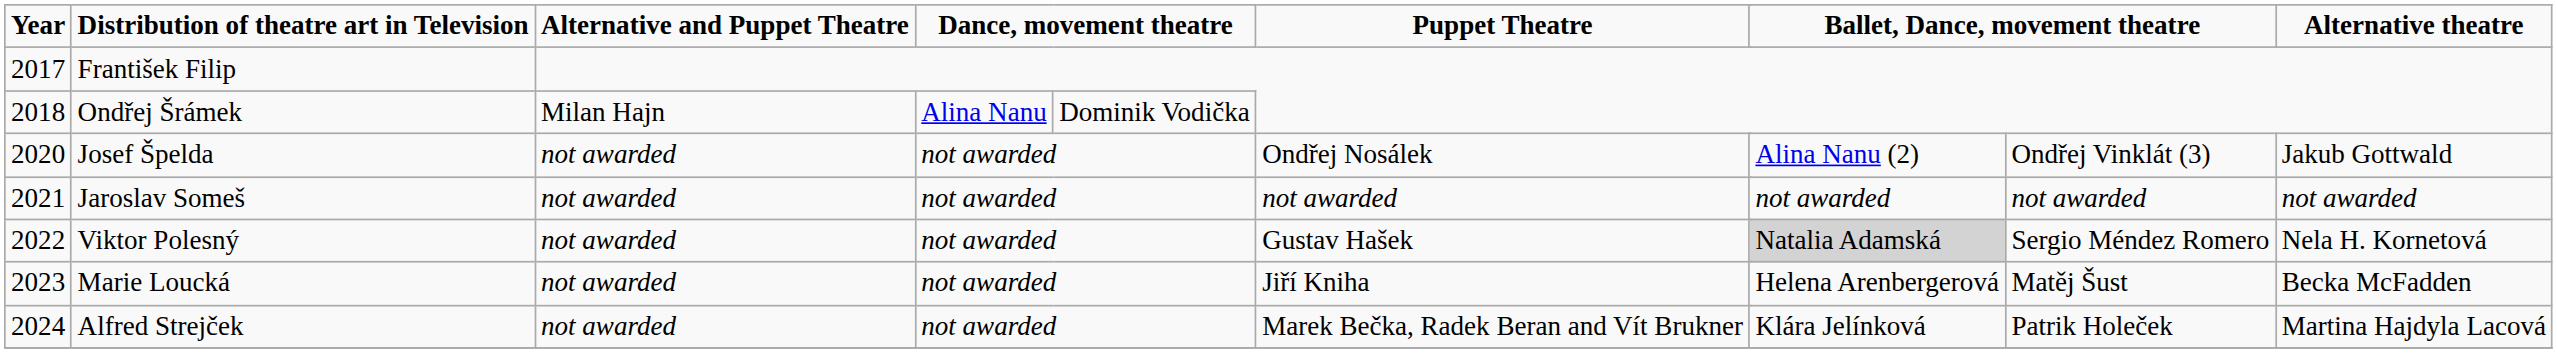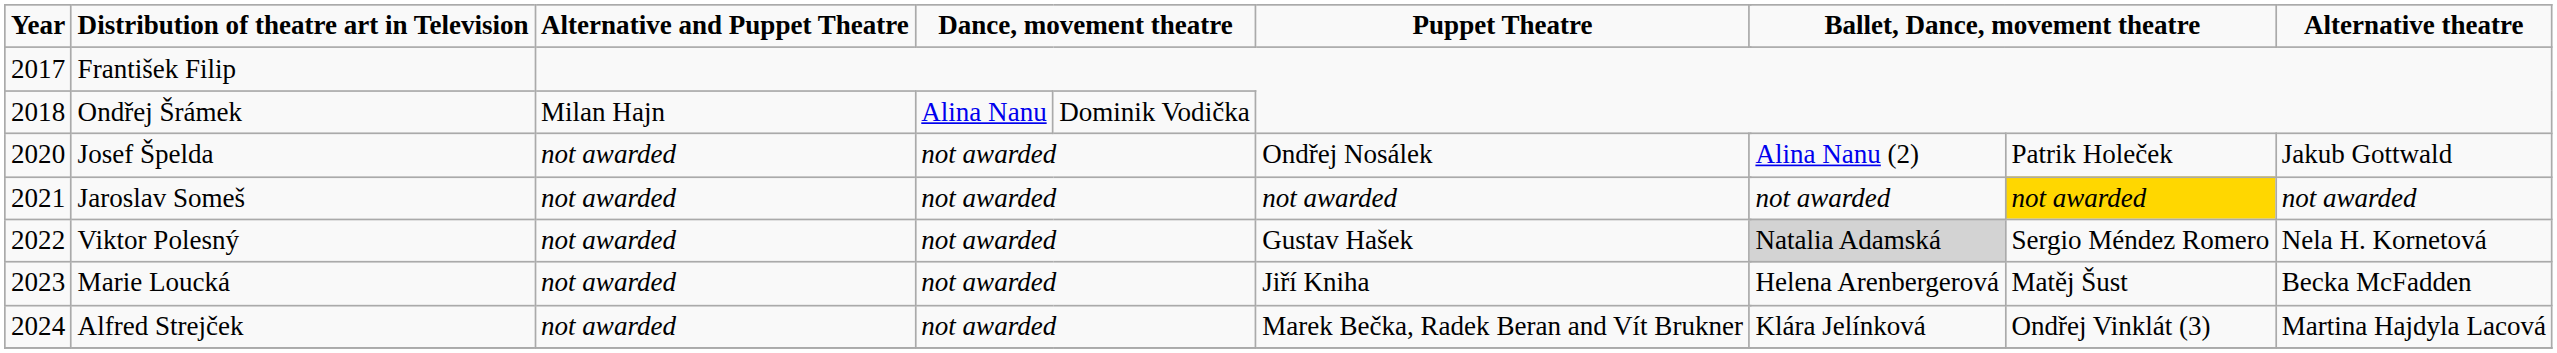(2111, 154) Ondřej Vinklát (3) -> (2092, 154) Patrik Holeček
(2079, 197) no background -> (2079, 197) gold background
(2092, 326) Patrik Holeček -> (2111, 326) Ondřej Vinklát (3)
